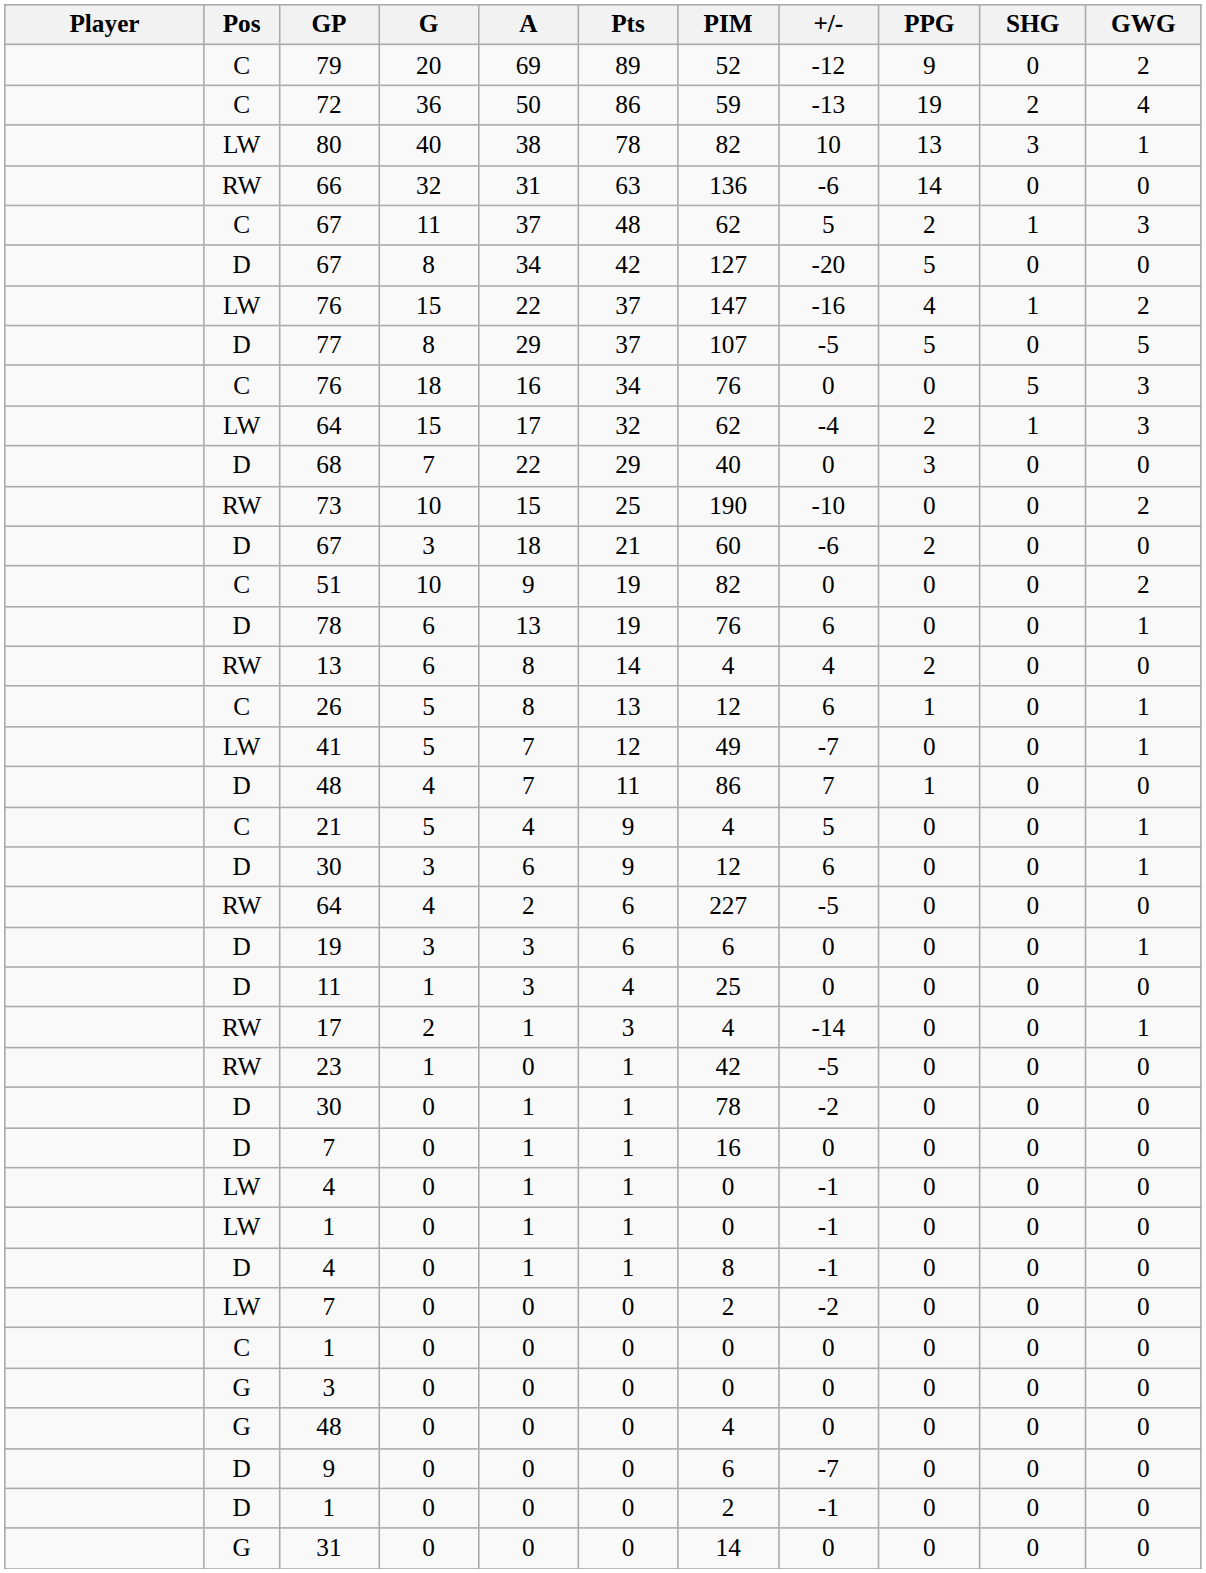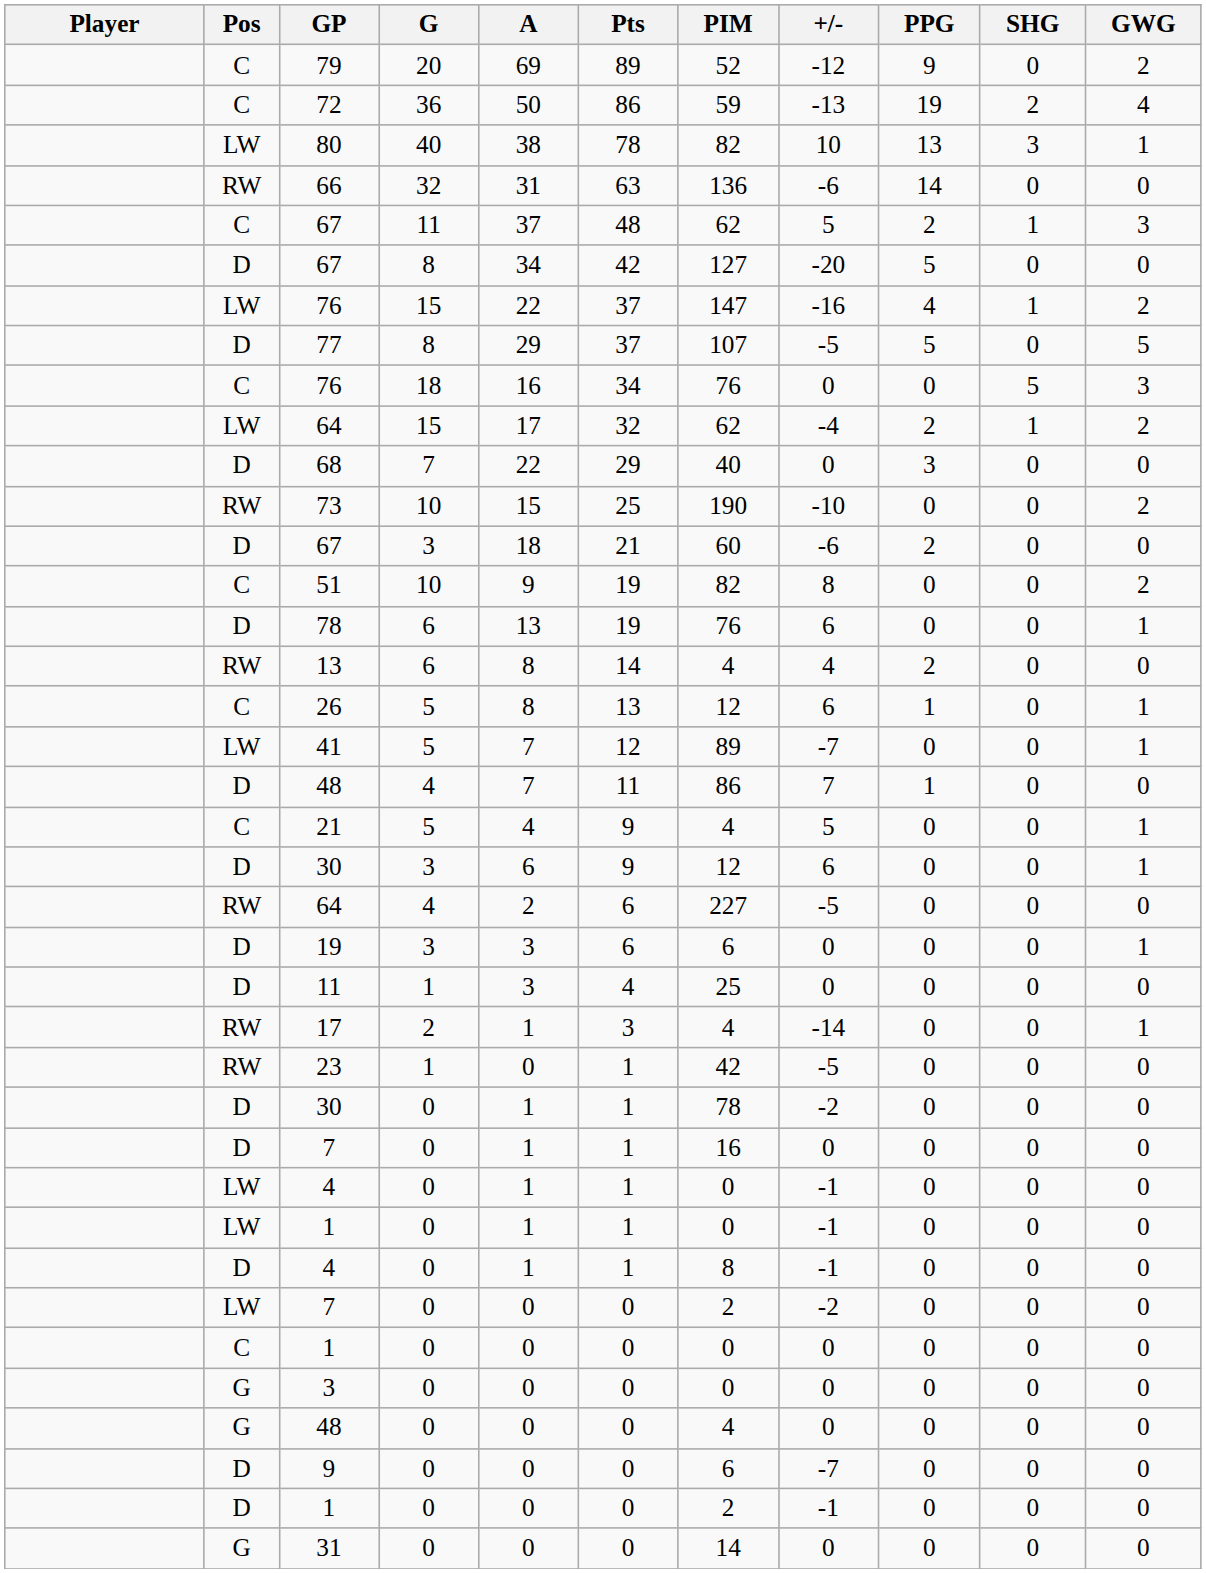(1143, 425) 3 -> (1143, 425) 2
(828, 585) 0 -> (828, 585) 8
(728, 746) 49 -> (728, 746) 89
